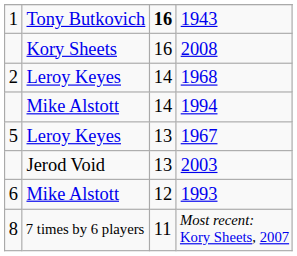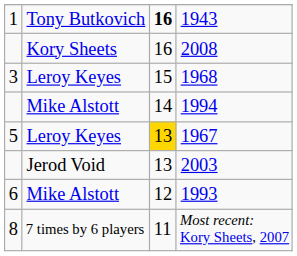(13, 77) 2 -> (13, 77) 3
(163, 77) 14 -> (163, 77) 15
(163, 135) no background -> (163, 135) gold background
